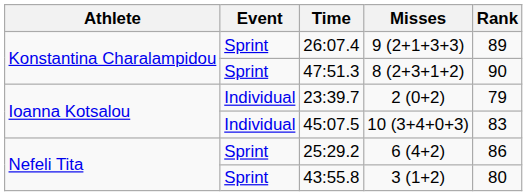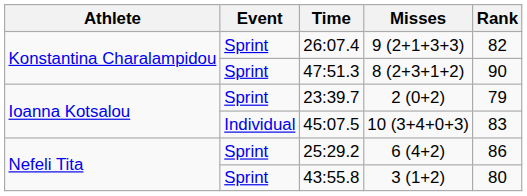(497, 45) 89 -> (497, 45) 82
(260, 98) Individual -> (246, 98) Sprint
